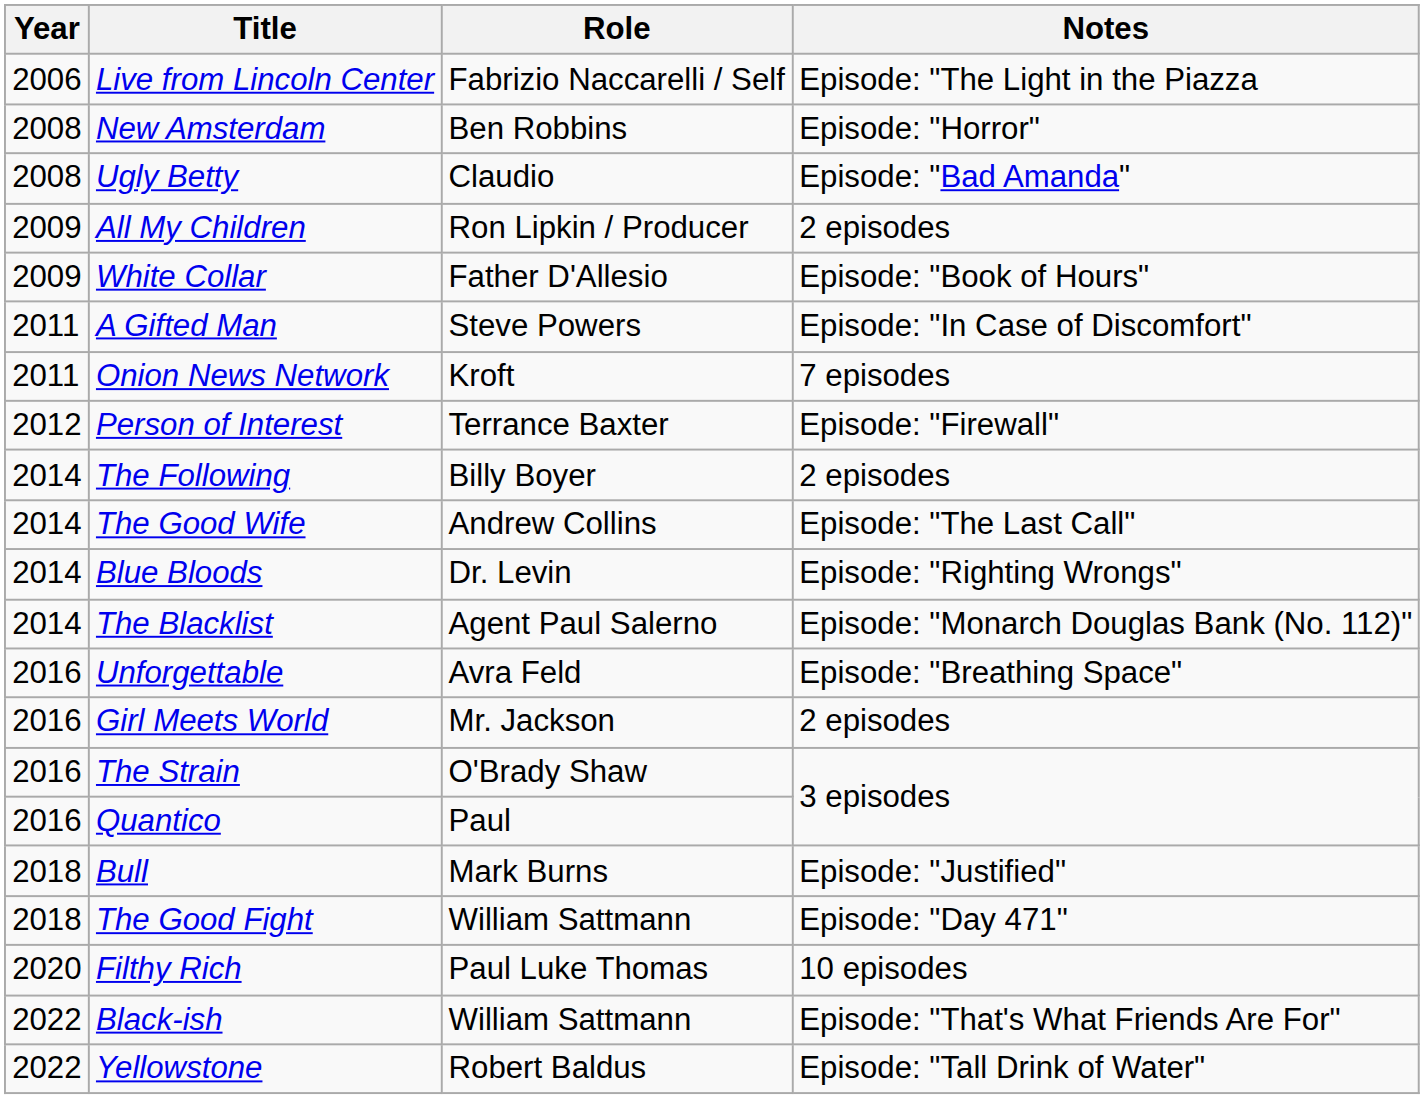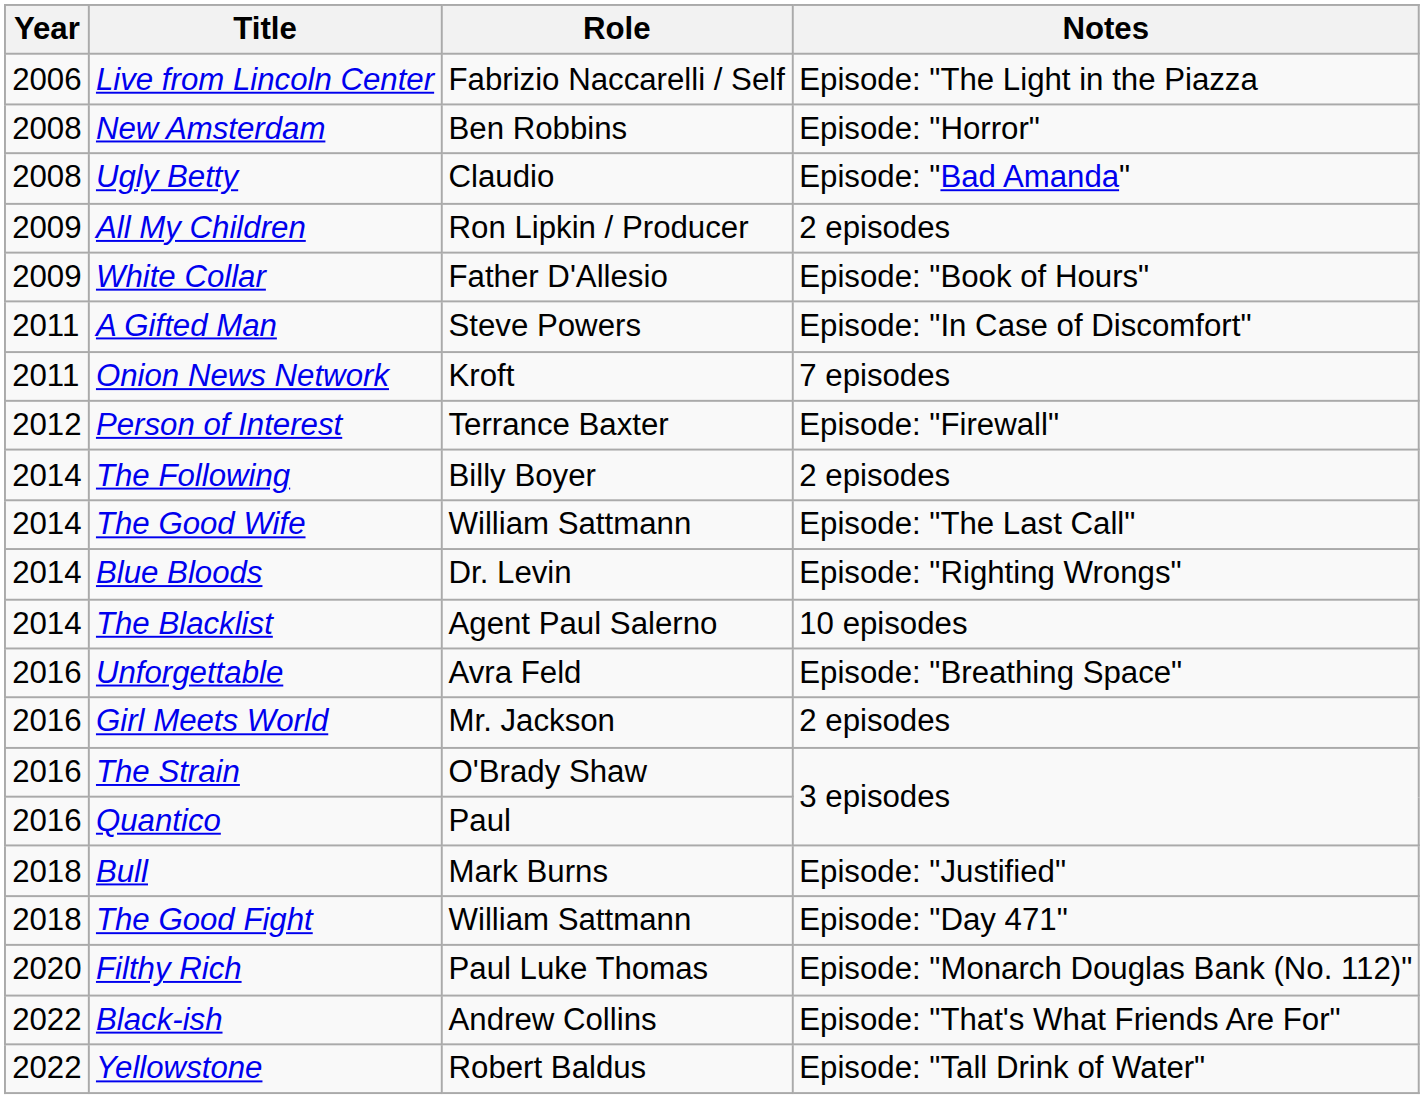(553, 524) Andrew Collins -> (570, 524) William Sattmann
(1106, 623) Episode: "Monarch Douglas Bank (No. 112)" -> (883, 623) 10 episodes
(883, 969) 10 episodes -> (1106, 969) Episode: "Monarch Douglas Bank (No. 112)"
(570, 1018) William Sattmann -> (553, 1018) Andrew Collins
